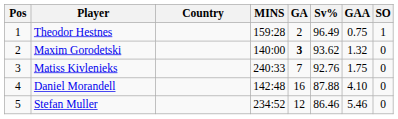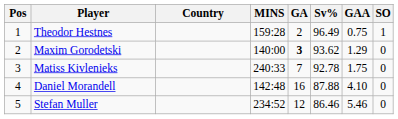(357, 50) 1.32 -> (357, 50) 1.29
(326, 68) 92.76 -> (326, 68) 92.78
